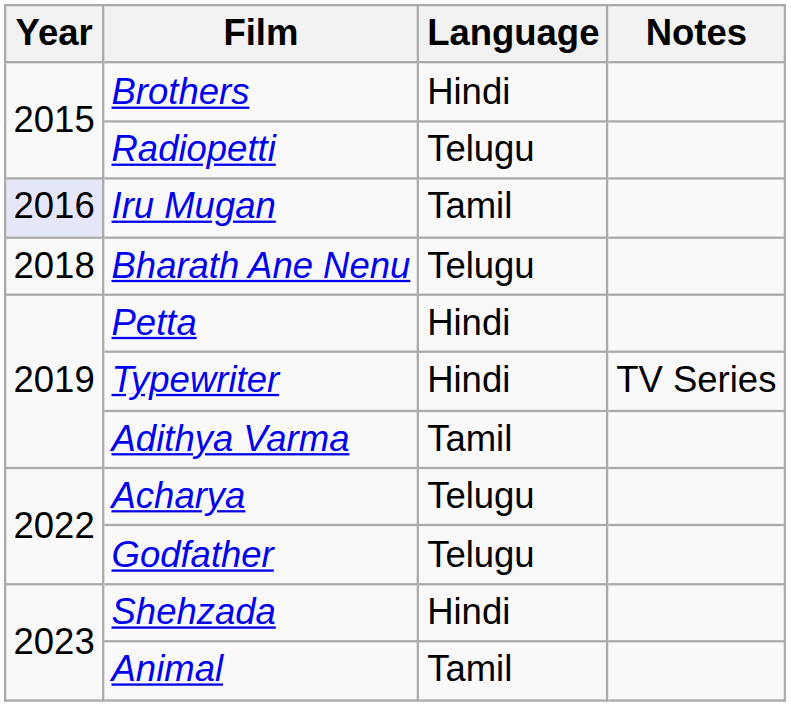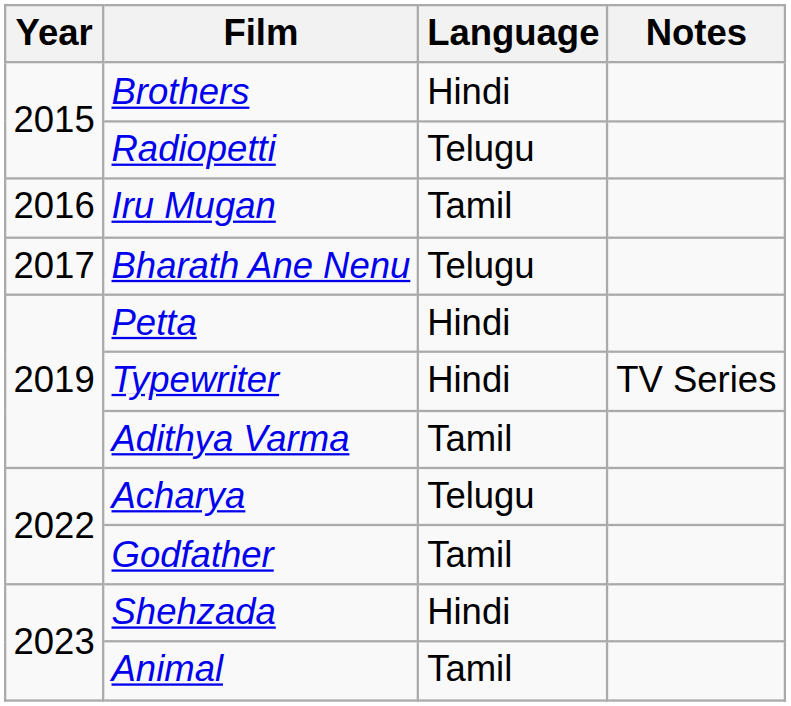(54, 206) lavender background -> (54, 206) no background
(54, 264) 2018 -> (54, 264) 2017
(481, 554) Telugu -> (470, 554) Tamil
